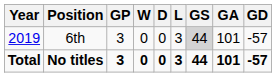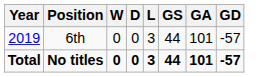- column: (120, 15)
(200, 38) lightgrey background -> (172, 38) no background
